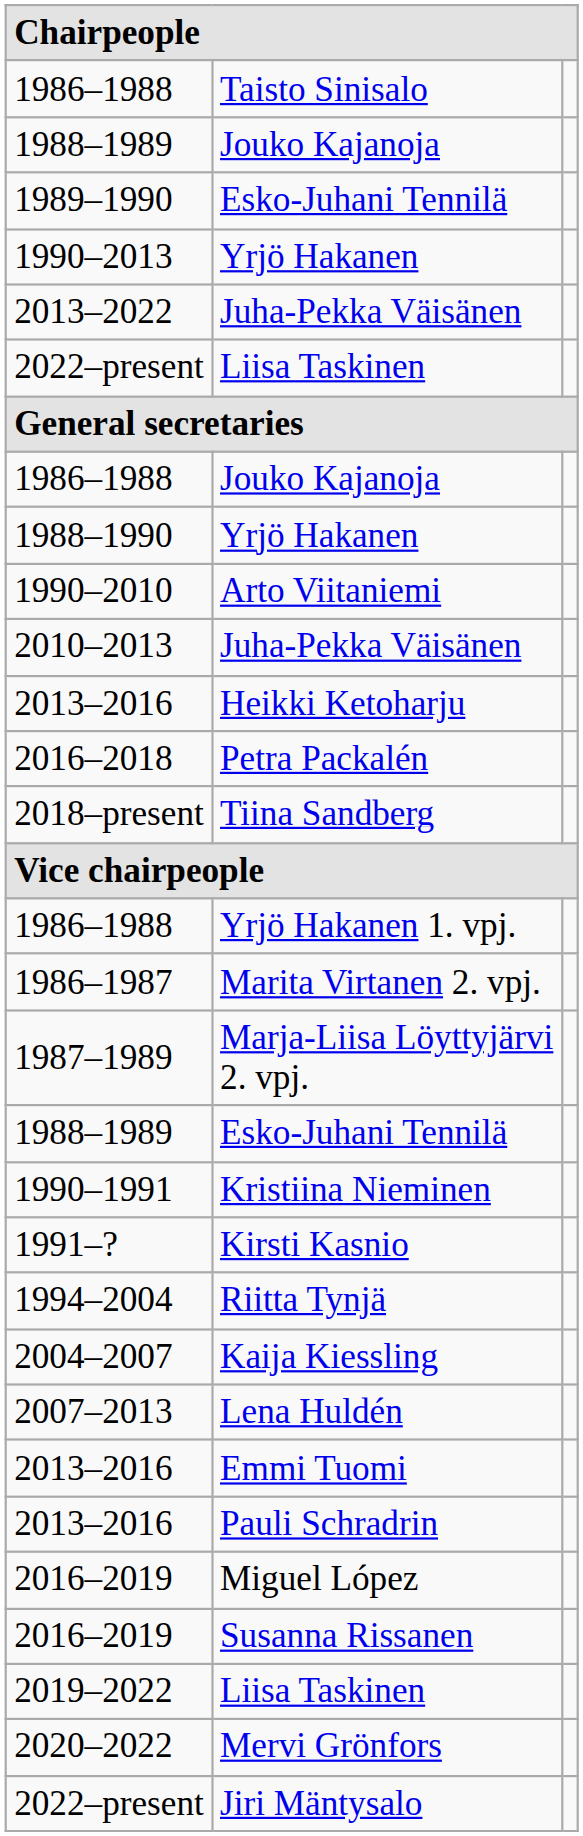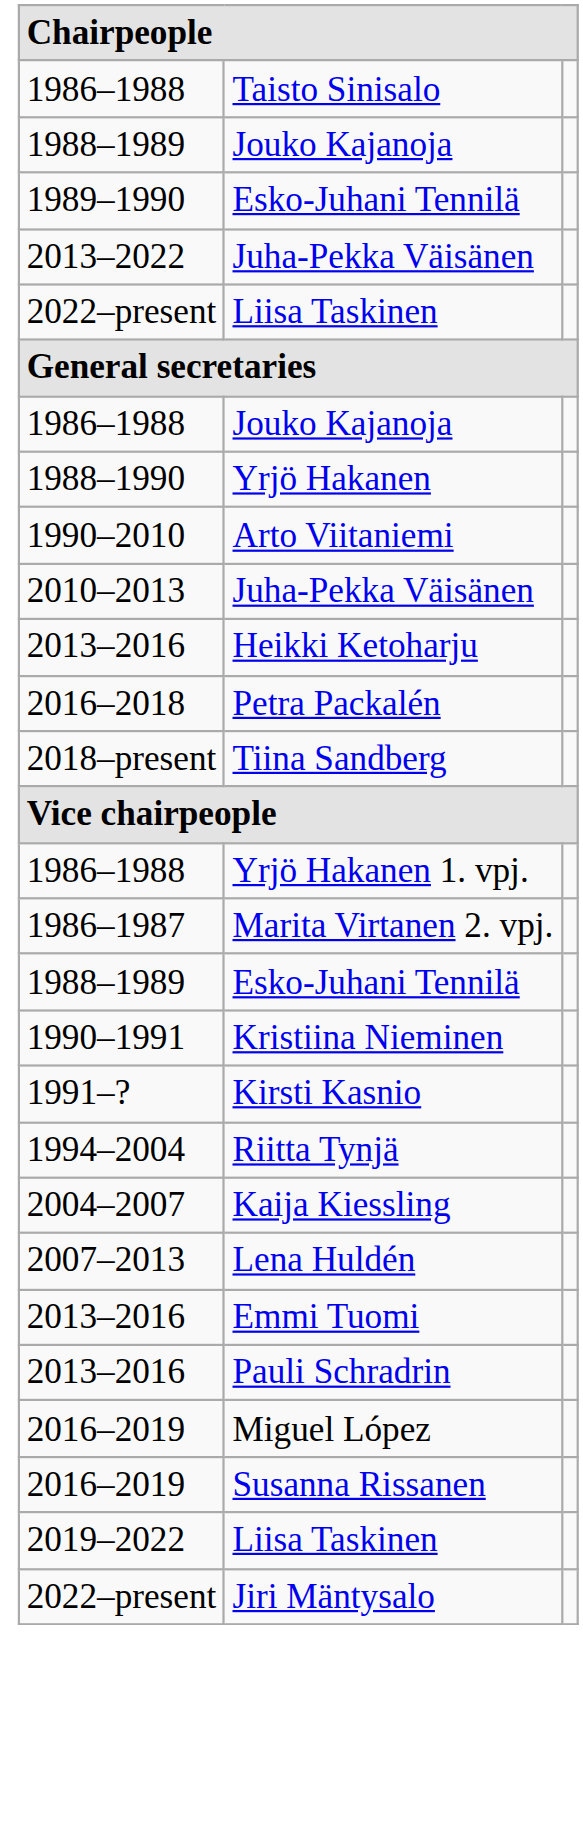- row: (93, 255)
- row: (93, 1057)
- row: (93, 1746)
